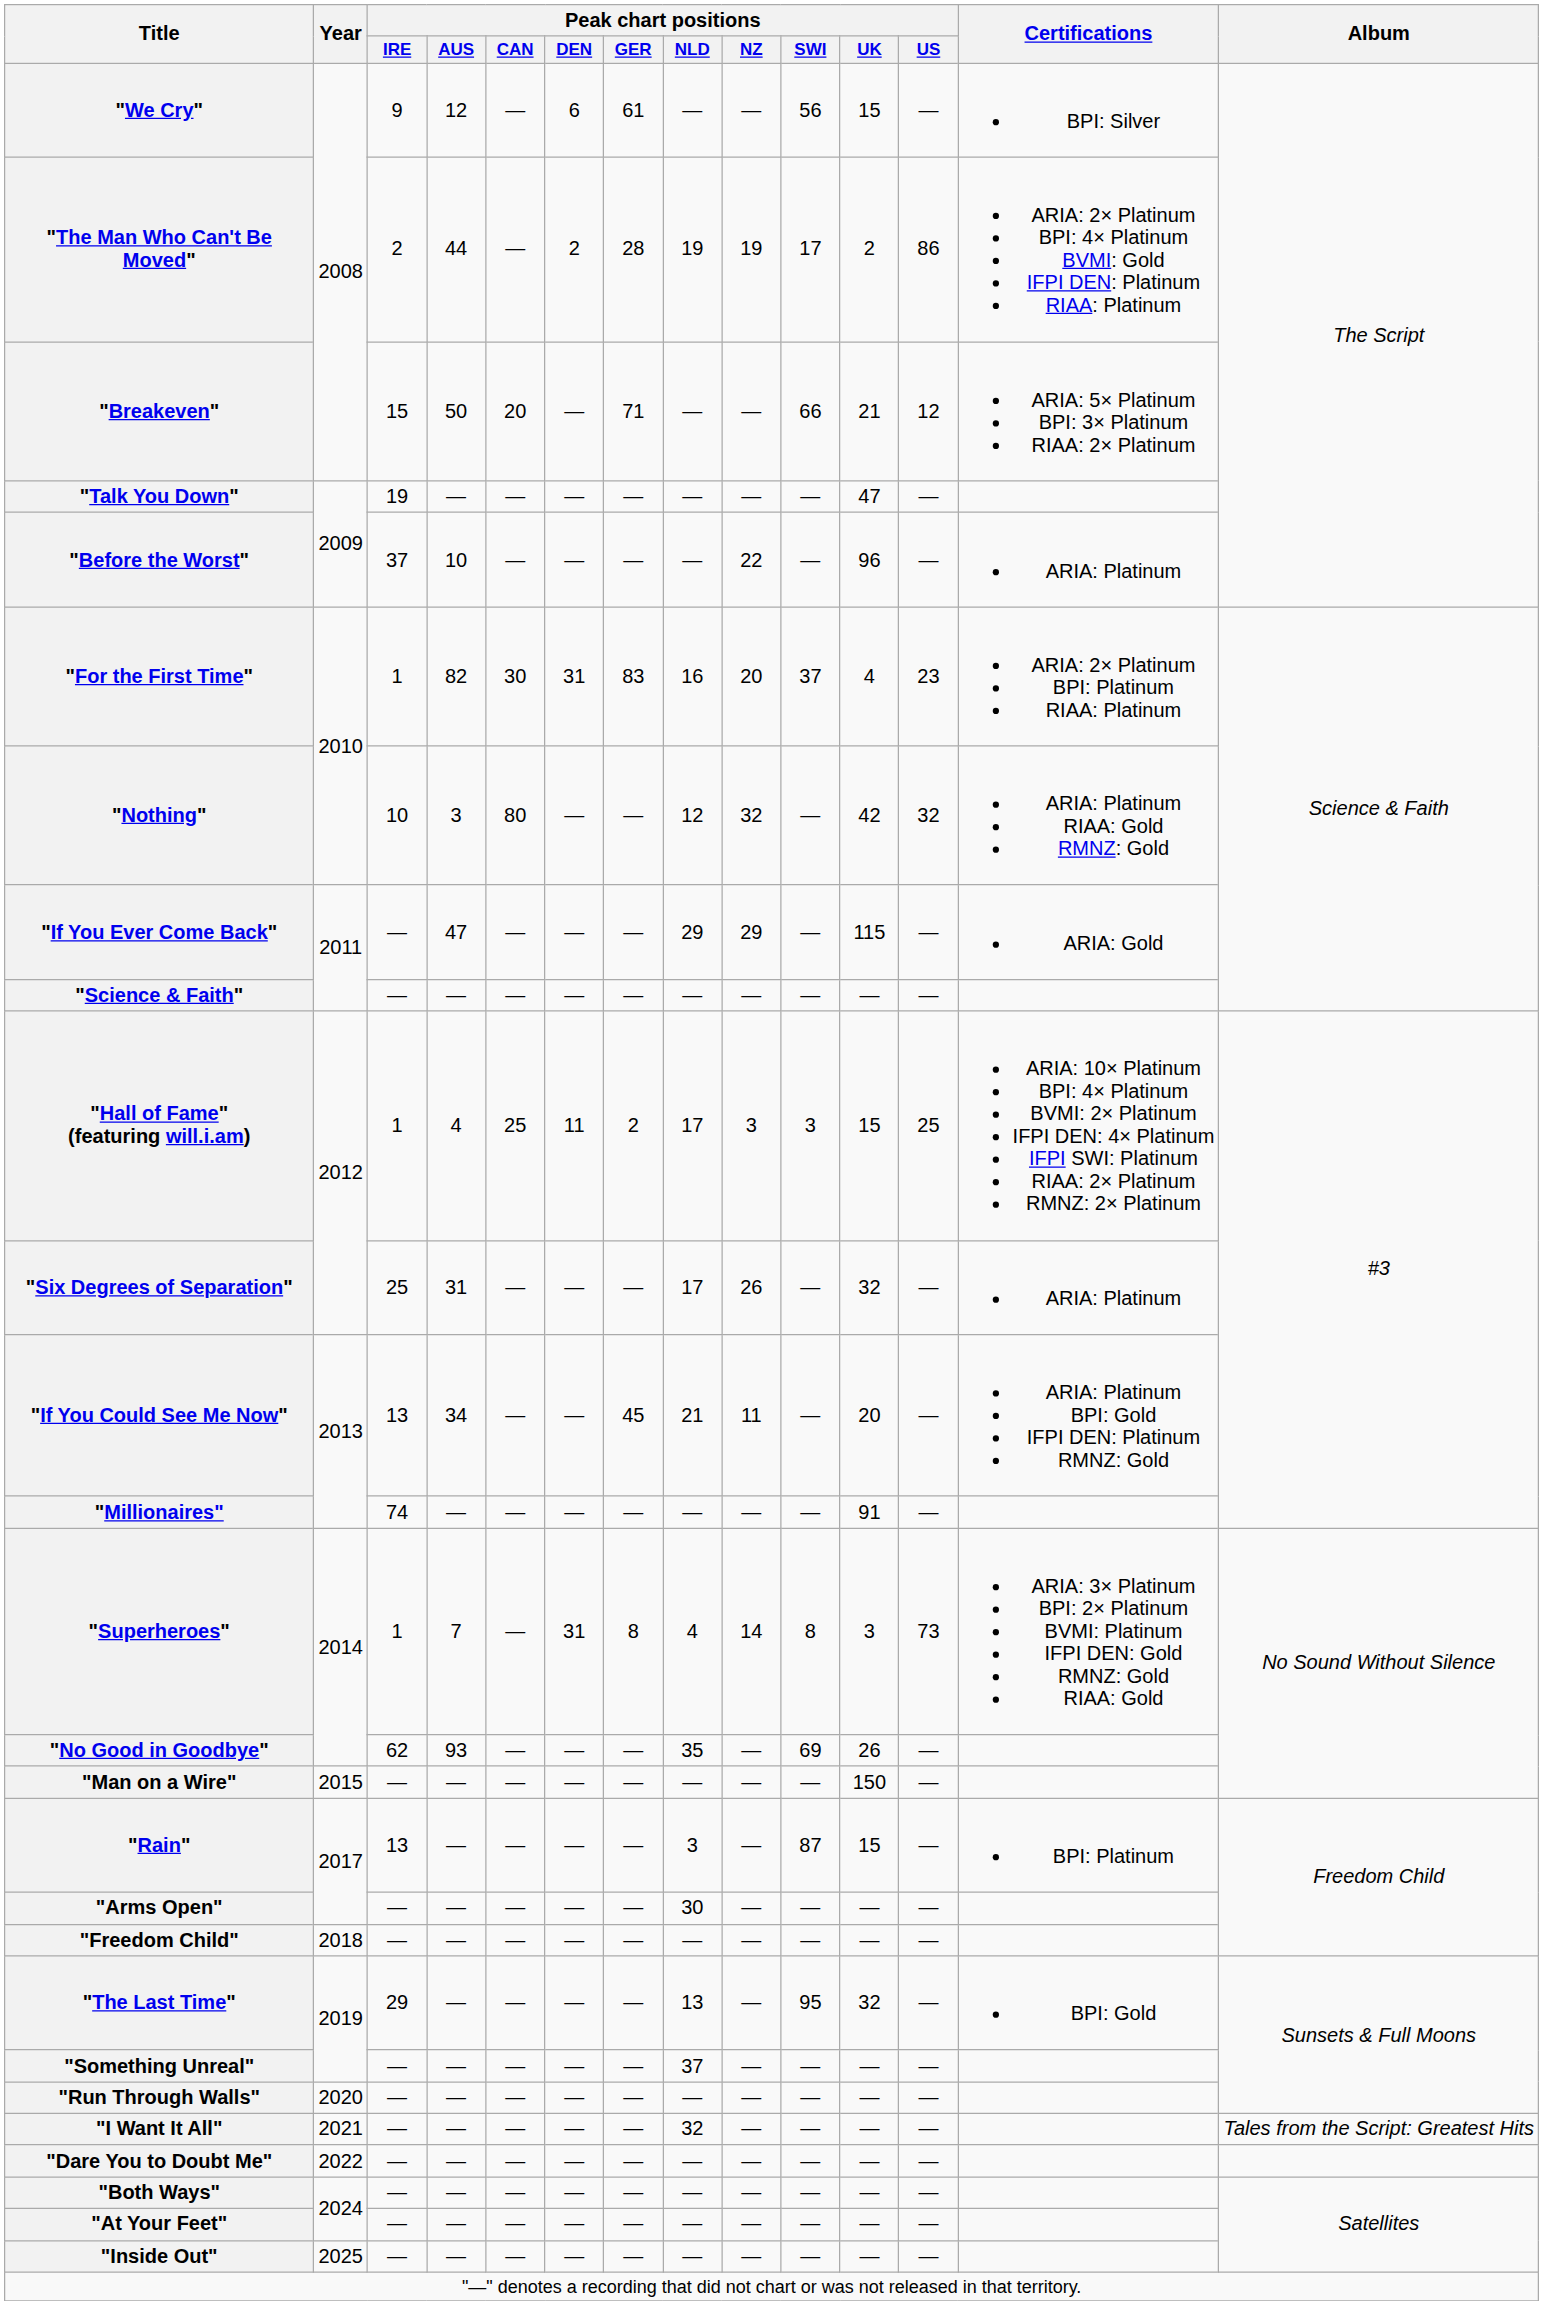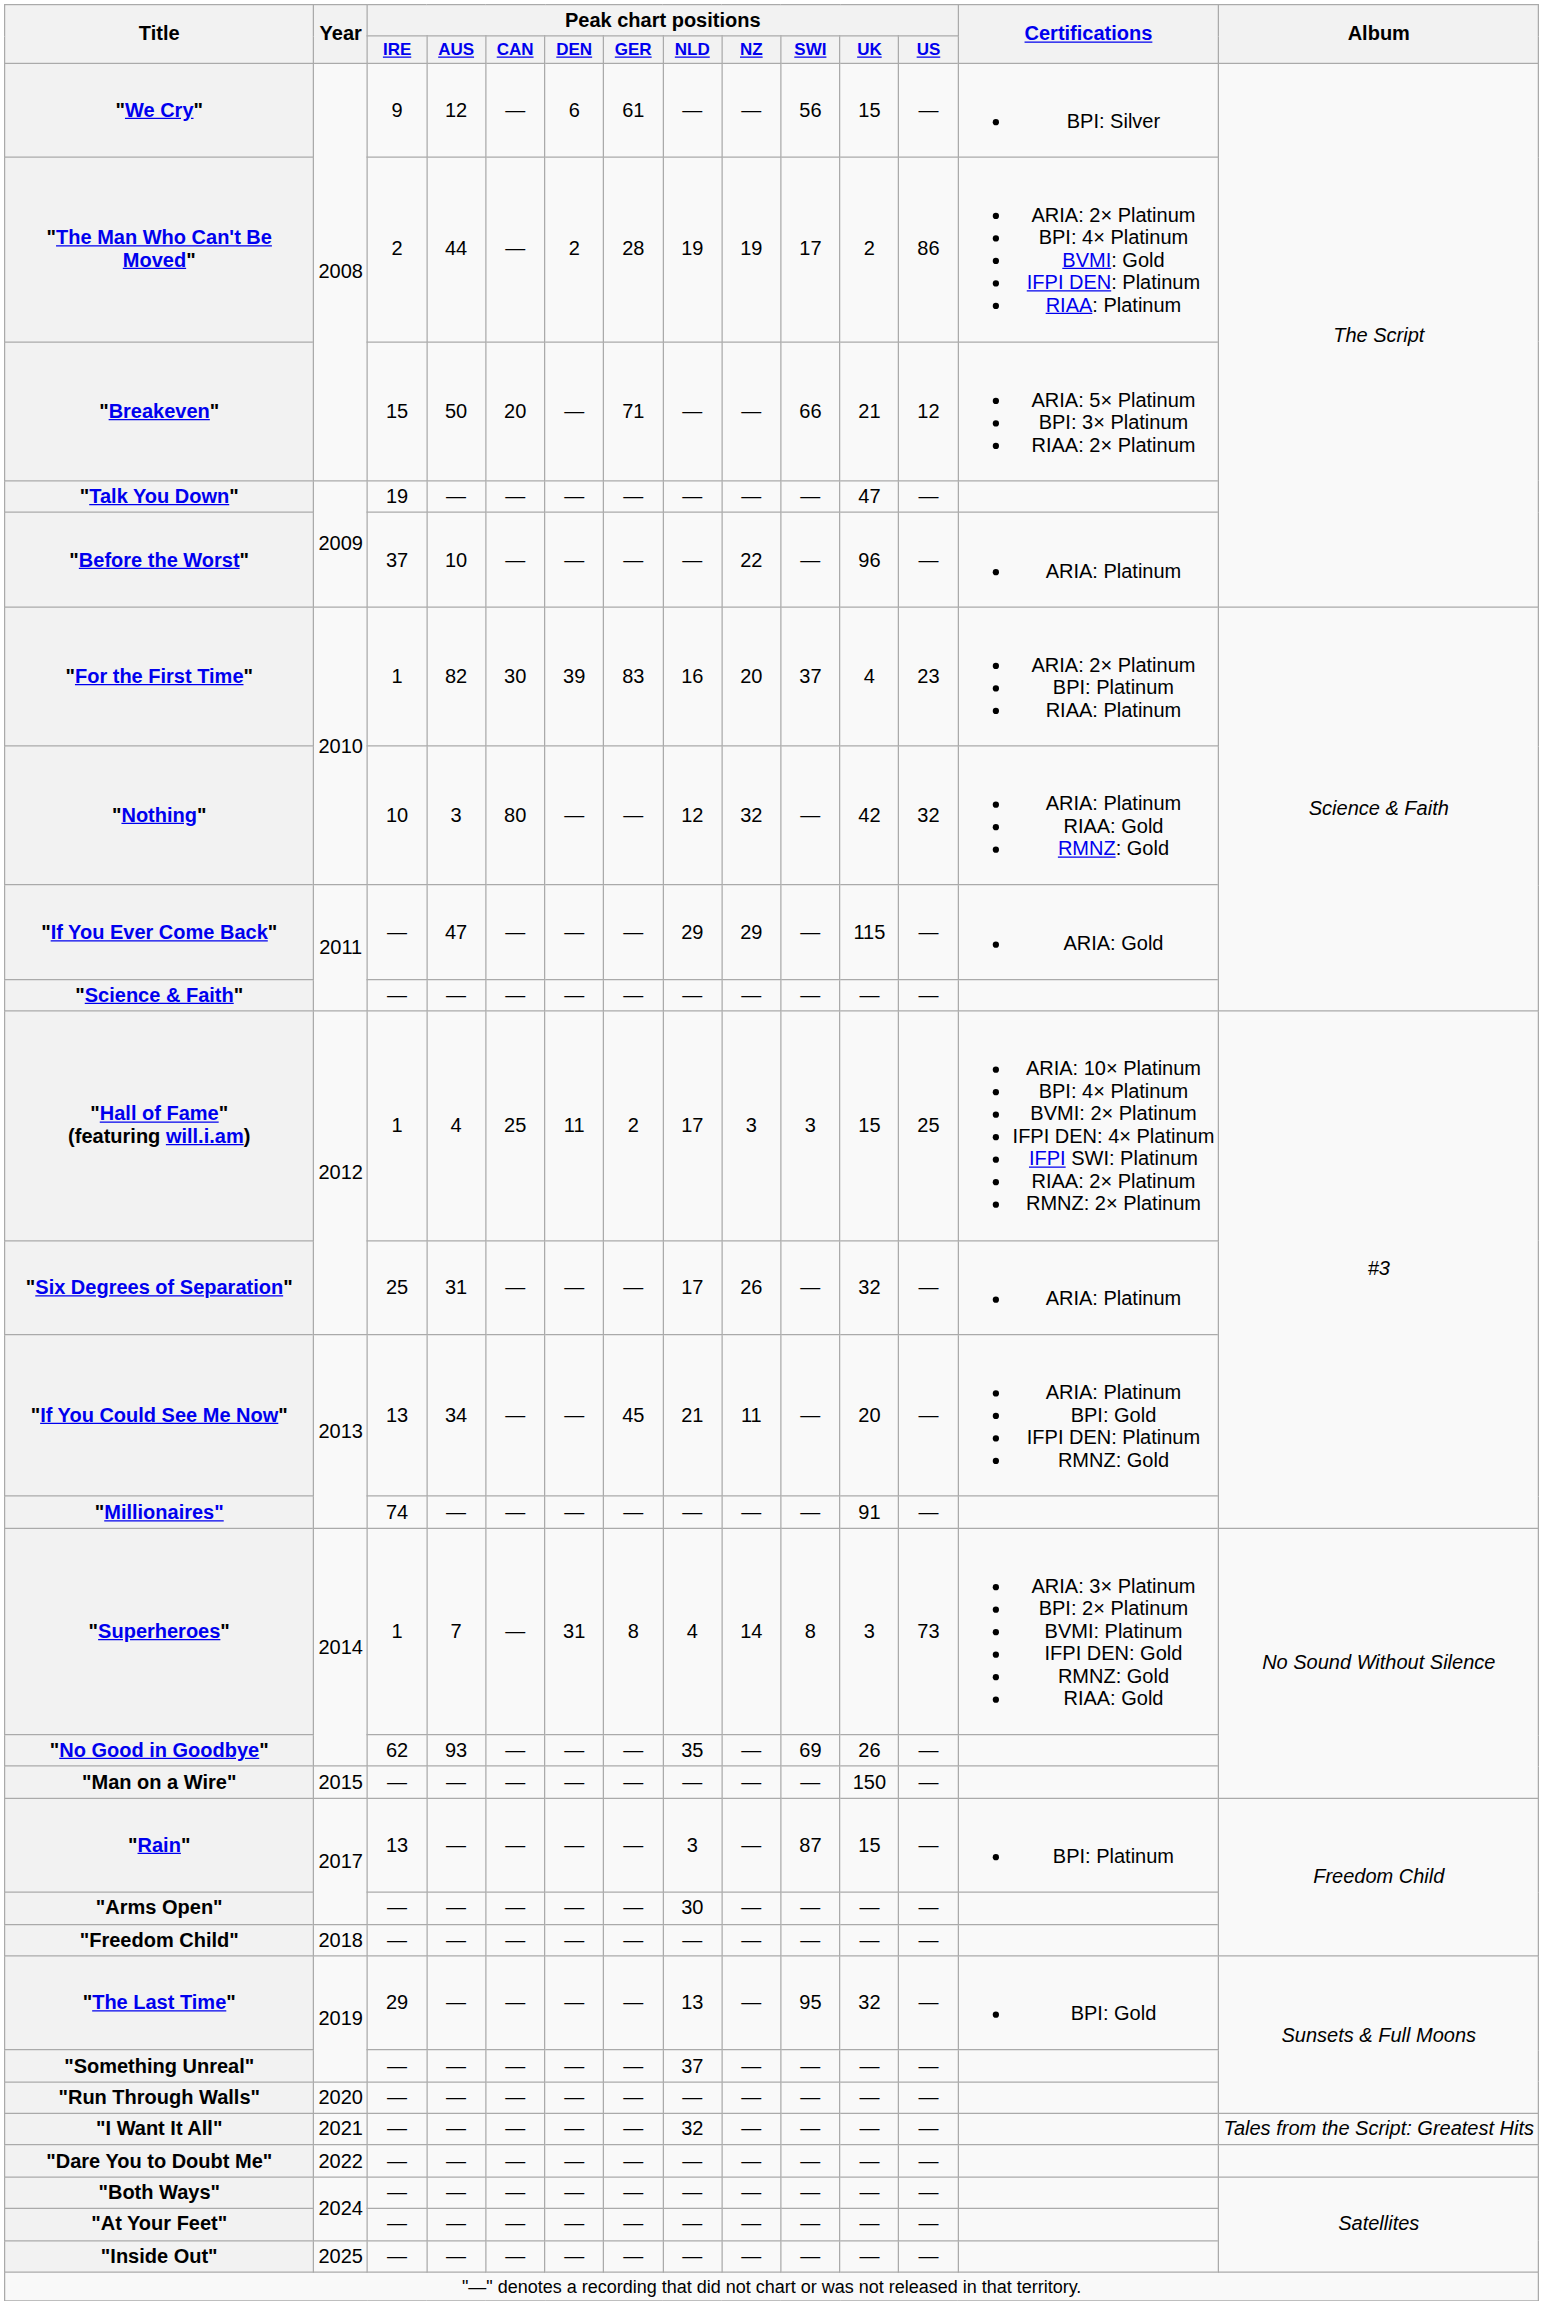(574, 676) 31 -> (574, 676) 39
